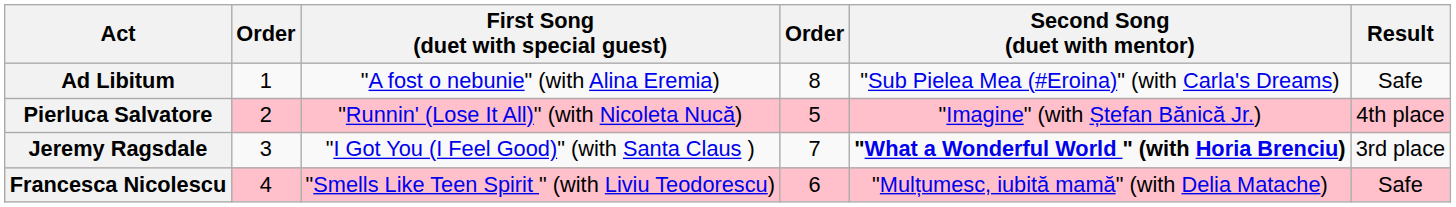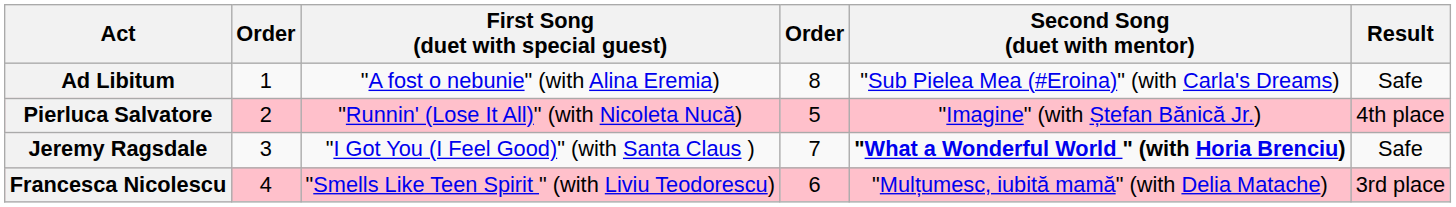(1400, 149) 3rd place -> (1400, 149) Safe
(1400, 184) Safe -> (1400, 184) 3rd place
